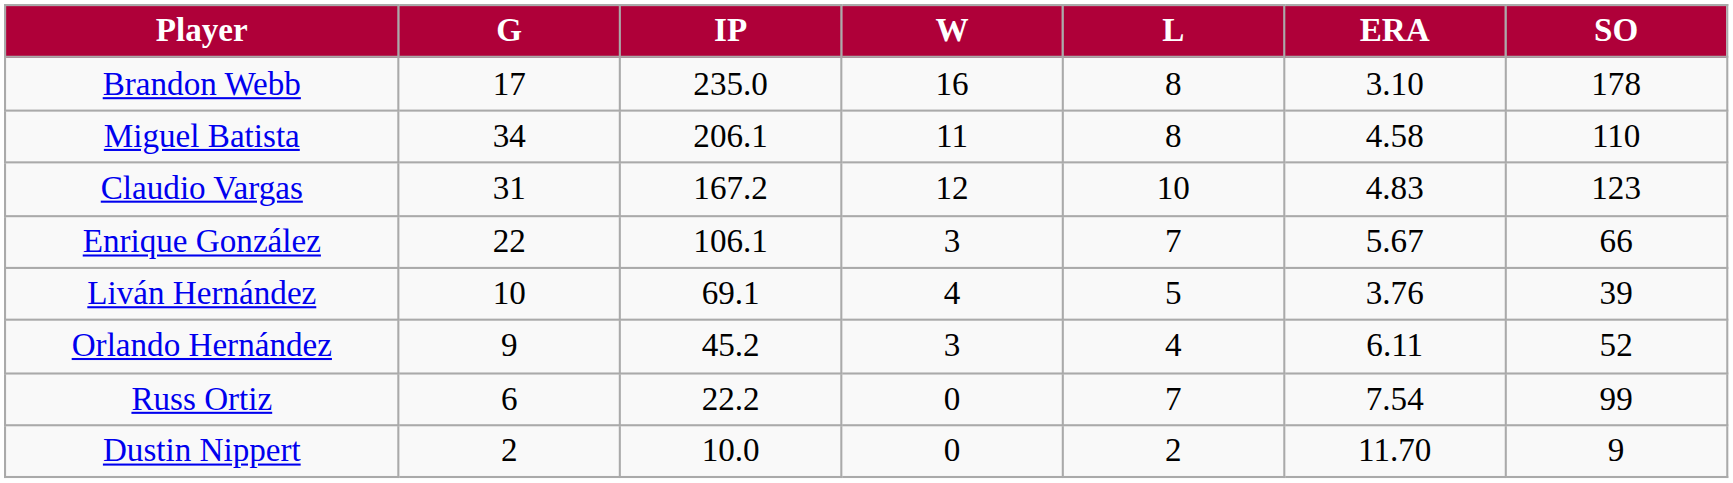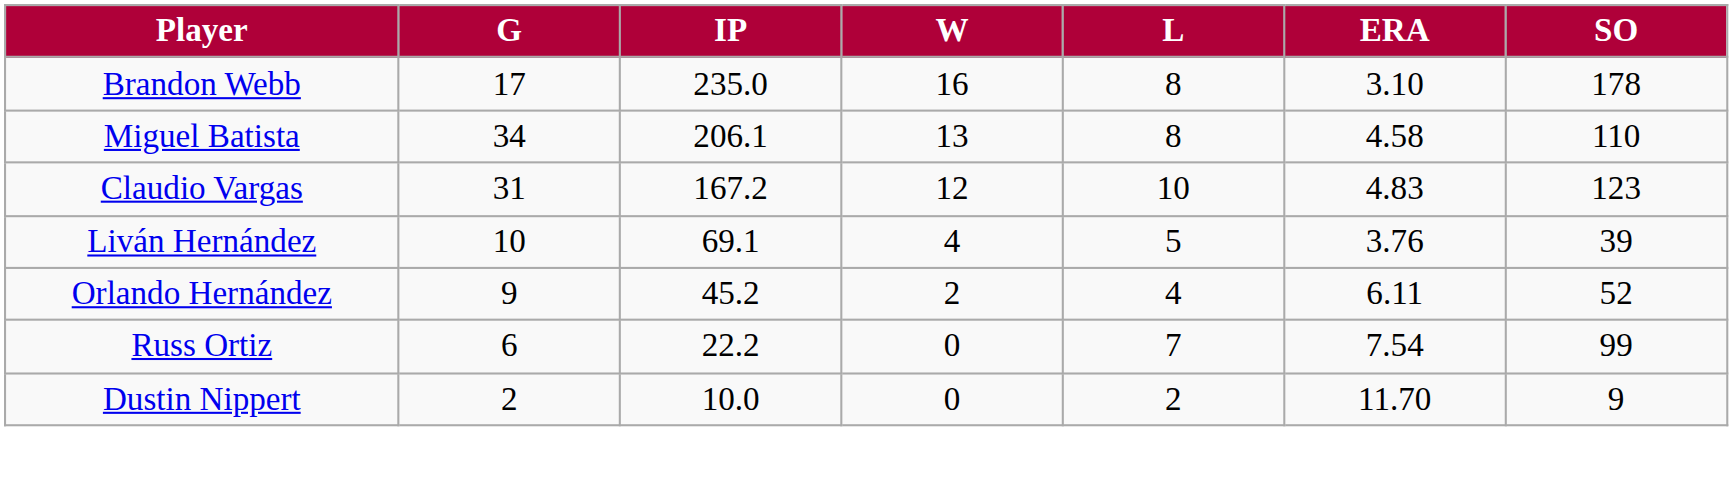(952, 135) 11 -> (952, 135) 13
- row: (202, 240)
(952, 345) 3 -> (952, 293) 2
